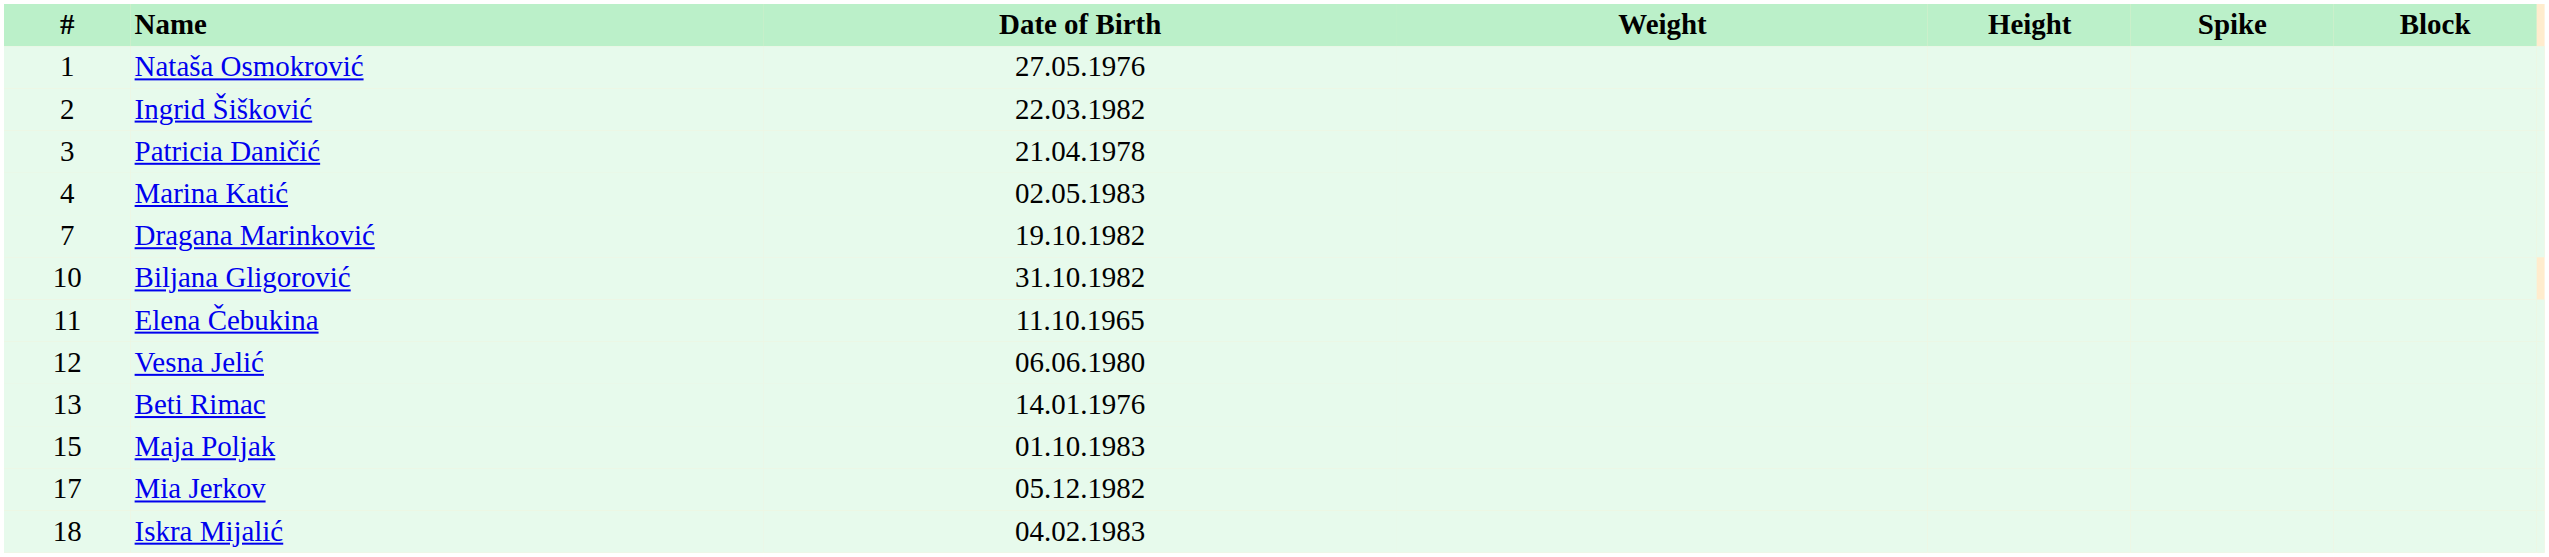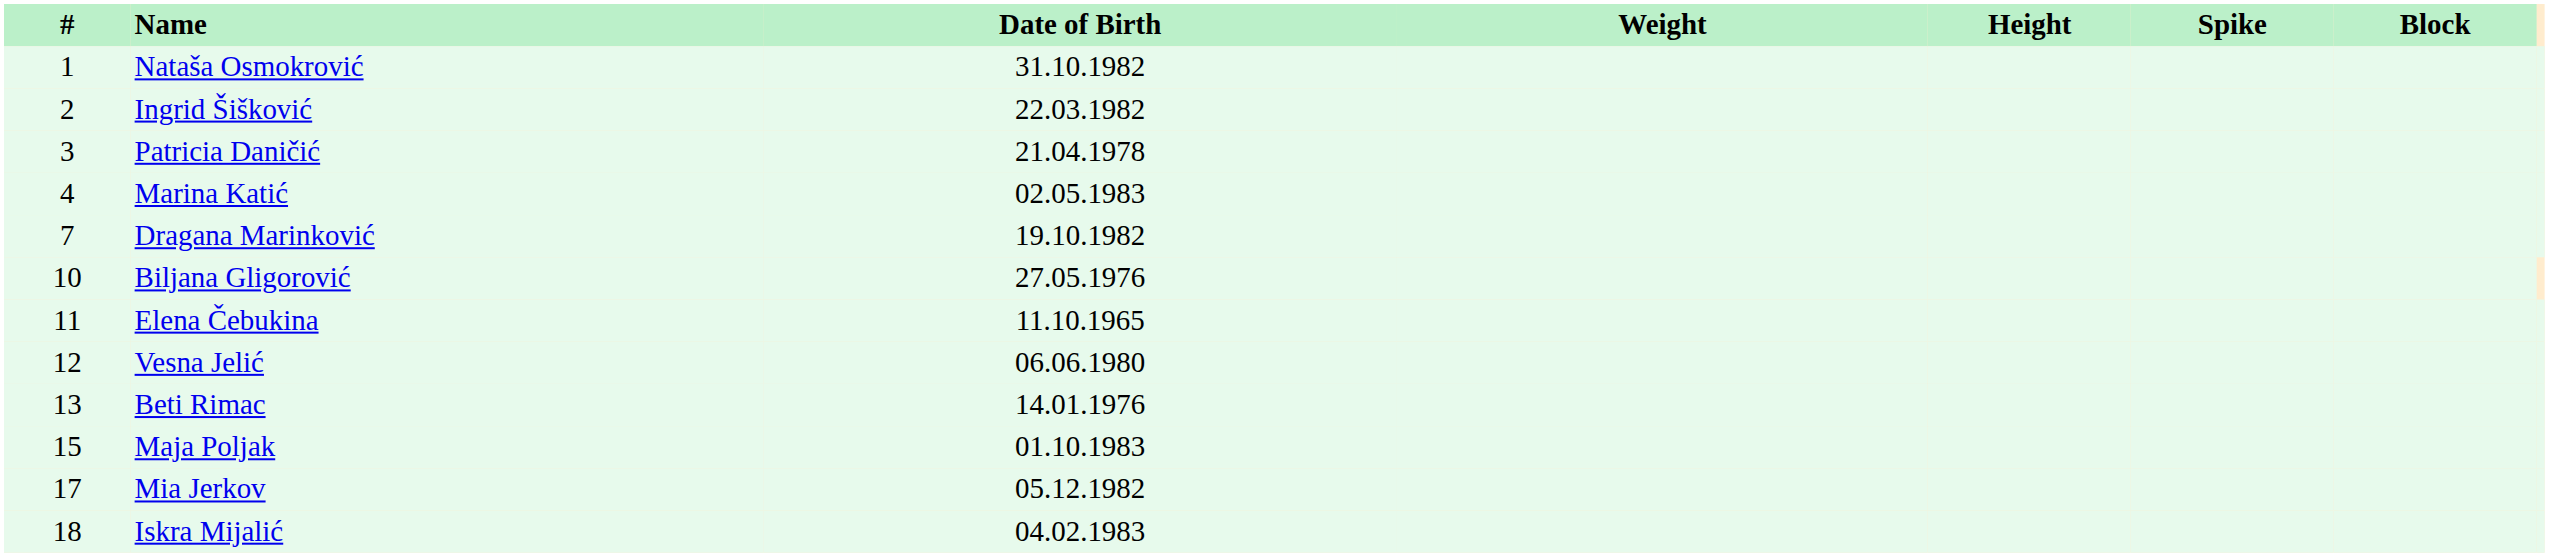(1080, 66) 27.05.1976 -> (1080, 66) 31.10.1982
(1080, 277) 31.10.1982 -> (1080, 277) 27.05.1976
